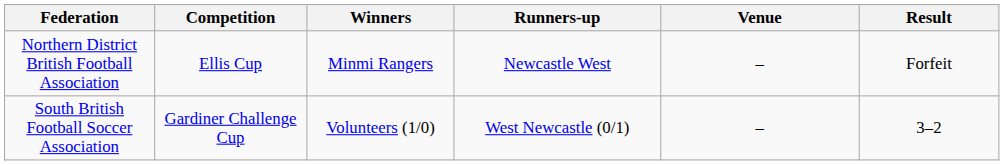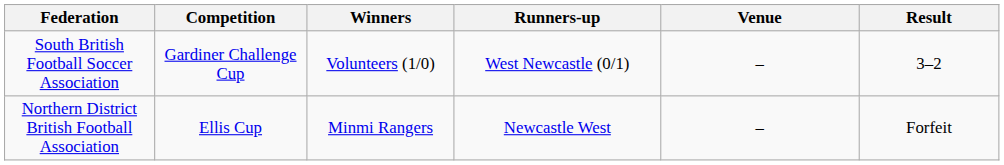rows swapped: (79, 63) <-> (79, 127)
